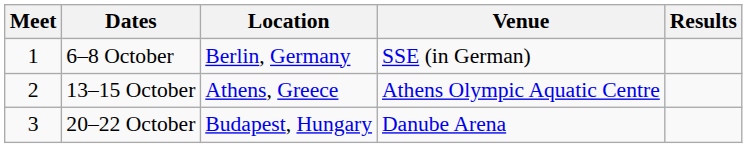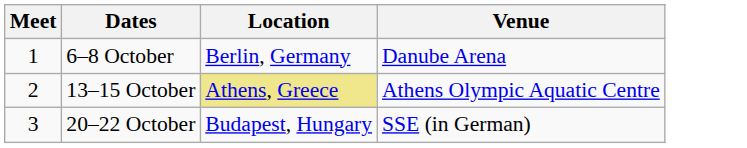- column: (703, 21)
(456, 55) SSE (in German) -> (444, 55) Danube Arena
(272, 90) no background -> (272, 90) khaki background
(444, 124) Danube Arena -> (456, 124) SSE (in German)
